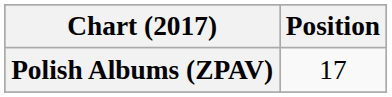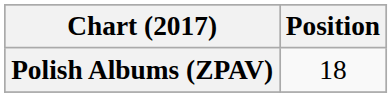(333, 69) 17 -> (333, 69) 18
